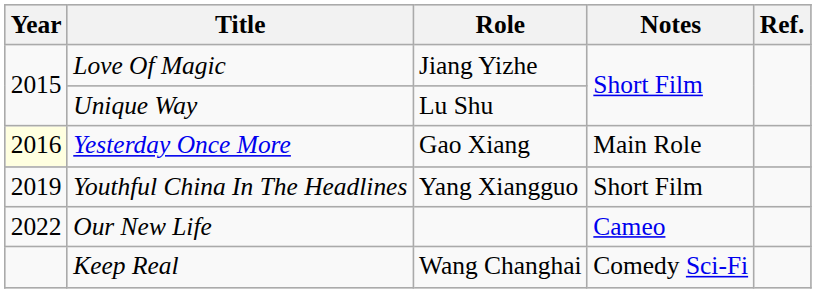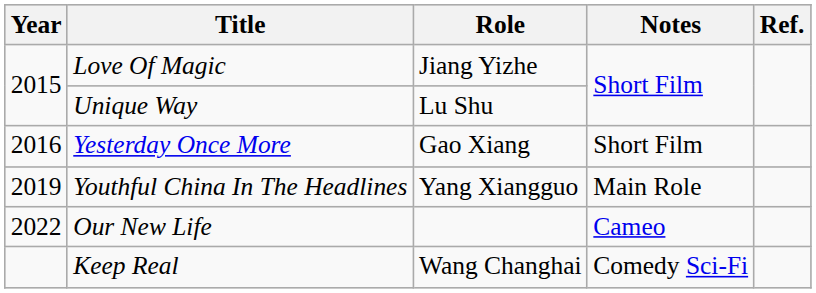(36, 145) lightyellow background -> (36, 145) no background
(647, 145) Main Role -> (648, 145) Short Film
(648, 186) Short Film -> (647, 186) Main Role
